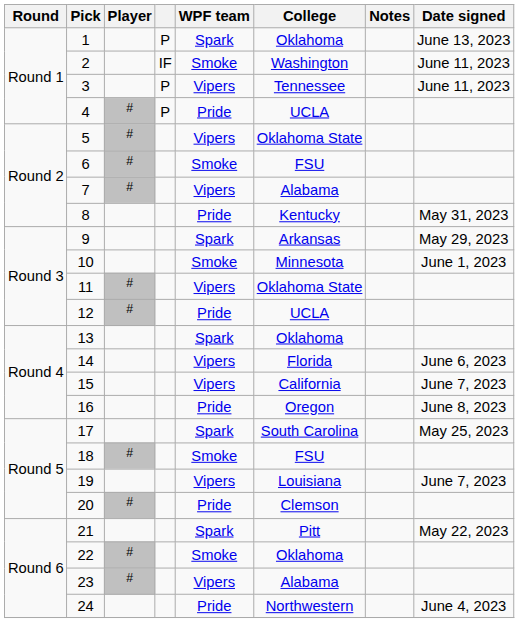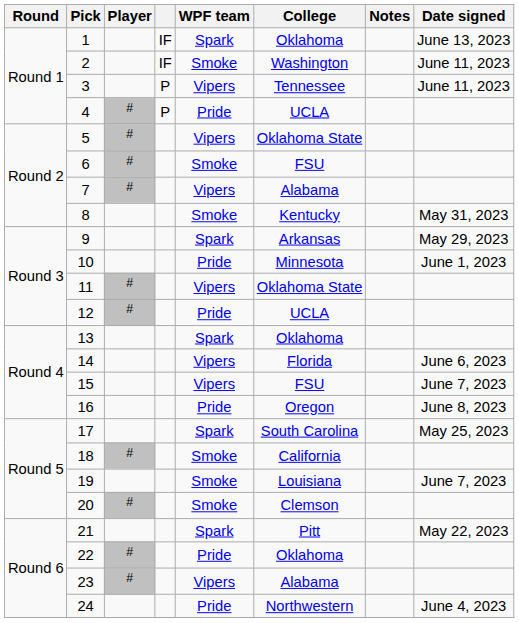(165, 40) P -> (165, 40) IF
(214, 215) Pride -> (214, 215) Smoke
(214, 262) Smoke -> (214, 262) Pride
(310, 384) California -> (310, 384) FSU
(310, 456) FSU -> (310, 456) California
(214, 481) Vipers -> (214, 481) Smoke
(214, 505) Pride -> (214, 505) Smoke
(214, 555) Smoke -> (214, 555) Pride
